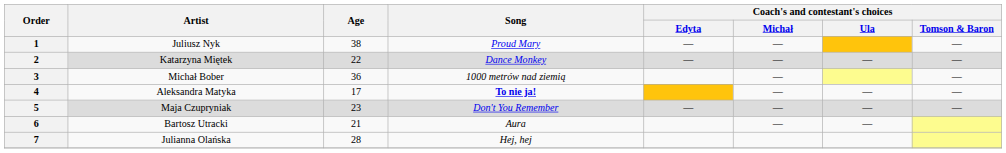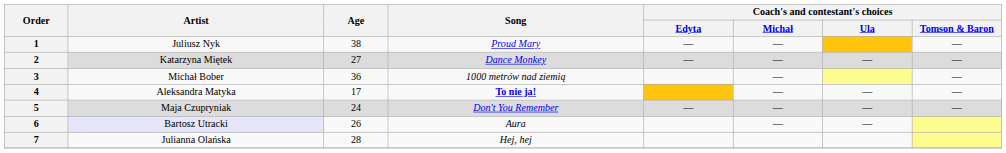(356, 60) 22 -> (356, 60) 27
(356, 108) 23 -> (356, 108) 24
(196, 124) no background -> (196, 124) lavender background
(356, 124) 21 -> (356, 124) 26
